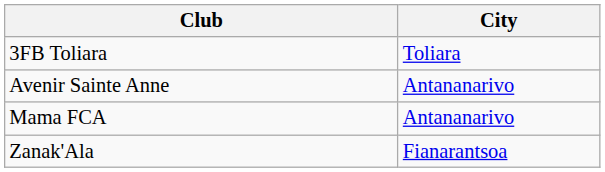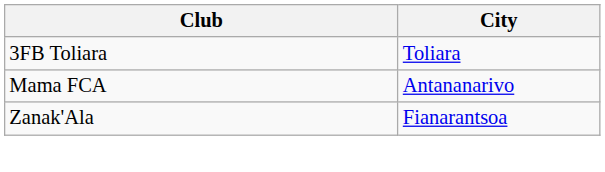- row: (89, 85)
